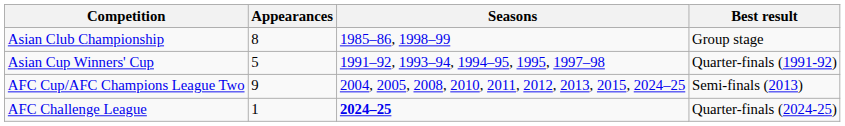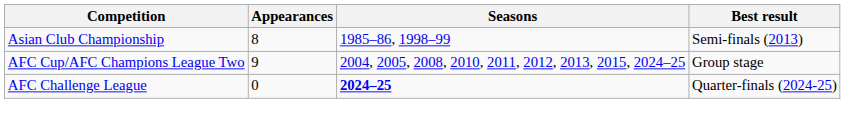(728, 39) Group stage -> (747, 39) Semi-finals (2013)
- row: (81, 62)
(747, 86) Semi-finals (2013) -> (728, 62) Group stage
(255, 109) 1 -> (255, 86) 0
